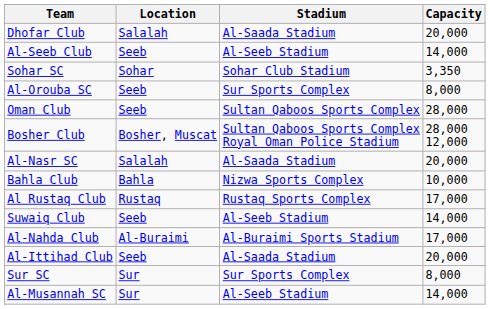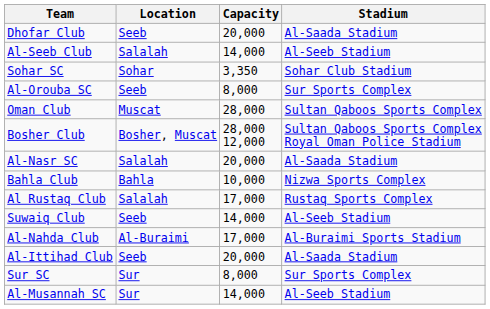columns swapped: (321, 14) <-> (454, 14)
(143, 33) Salalah -> (133, 33) Seeb
(133, 52) Seeb -> (143, 52) Salalah
(133, 109) Seeb -> (140, 109) Muscat
(140, 199) Rustaq -> (143, 199) Salalah
